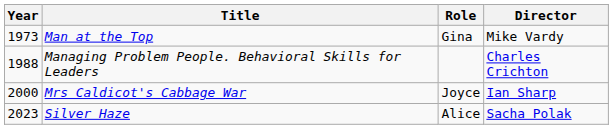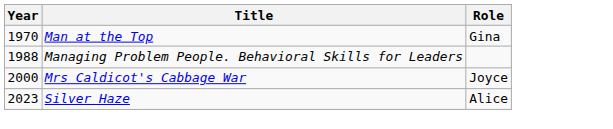- column: (546, 15)
(23, 36) 1973 -> (23, 36) 1970
